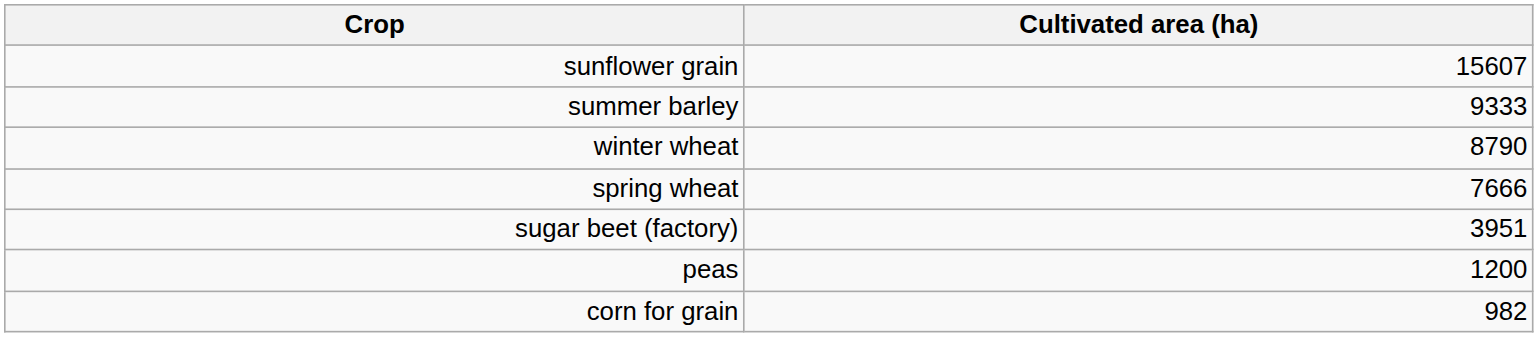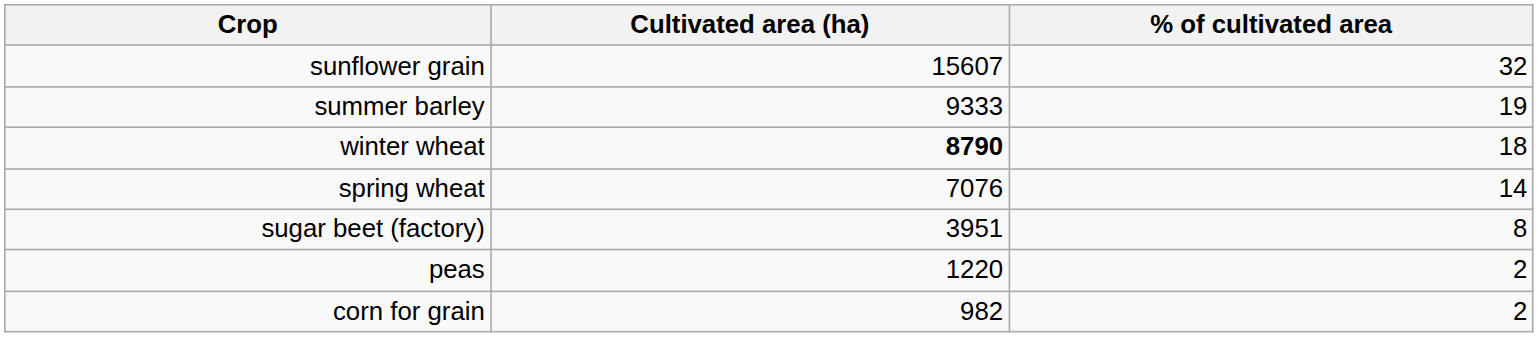+ column: (1271, 24)
(1499, 147) normal -> (974, 147) bold
(1499, 188) 7666 -> (974, 188) 7076
(1499, 270) 1200 -> (974, 270) 1220
